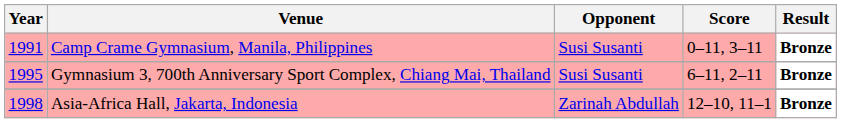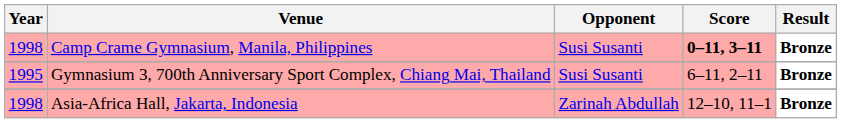(26, 47) 1991 -> (26, 47) 1998
(725, 47) normal -> (724, 47) bold
